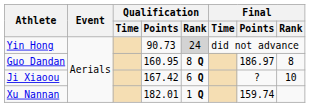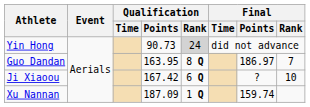(161, 61) 160.95 -> (161, 61) 163.95
(291, 61) 8 -> (291, 61) 7
(161, 94) 182.01 -> (161, 94) 187.09
